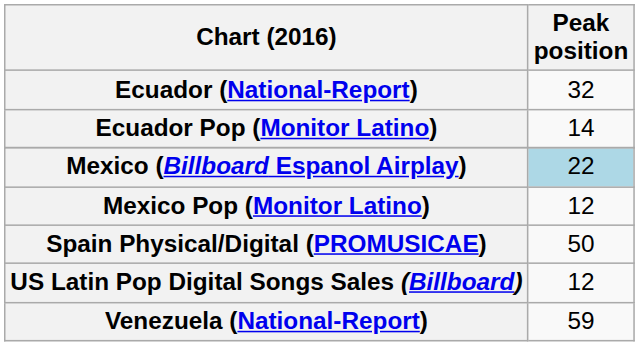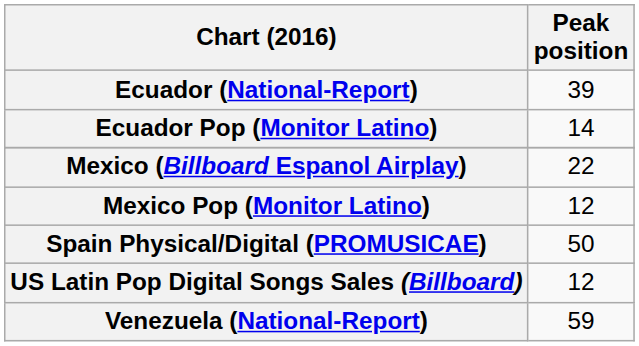(581, 89) 32 -> (581, 89) 39
(581, 166) lightblue background -> (581, 166) no background
